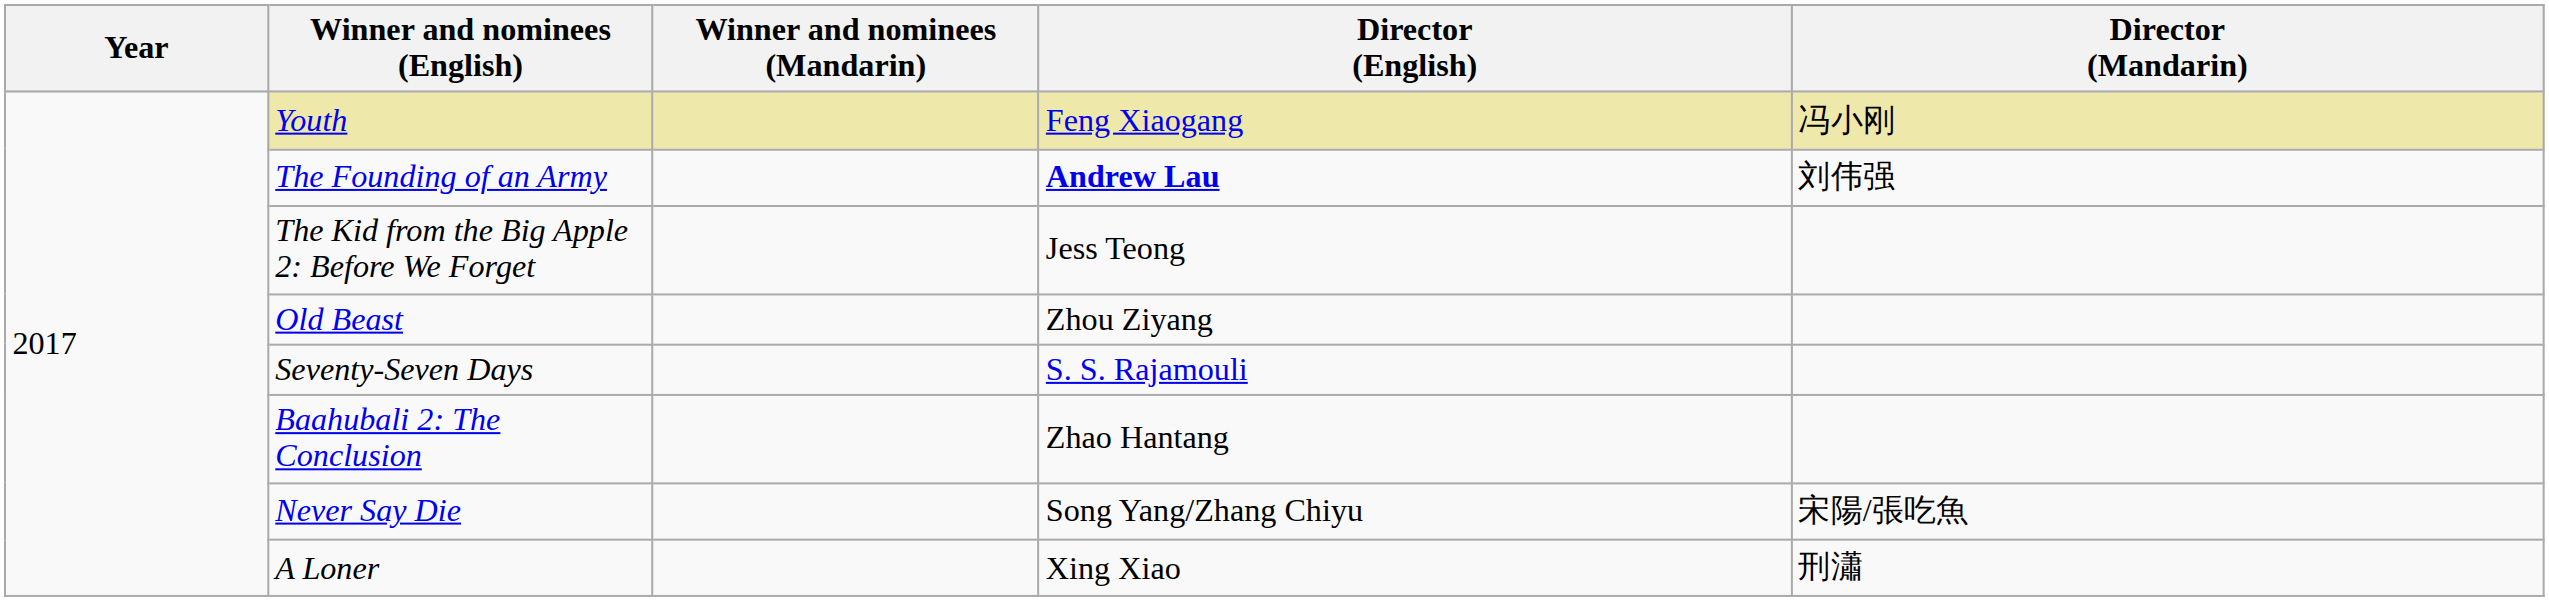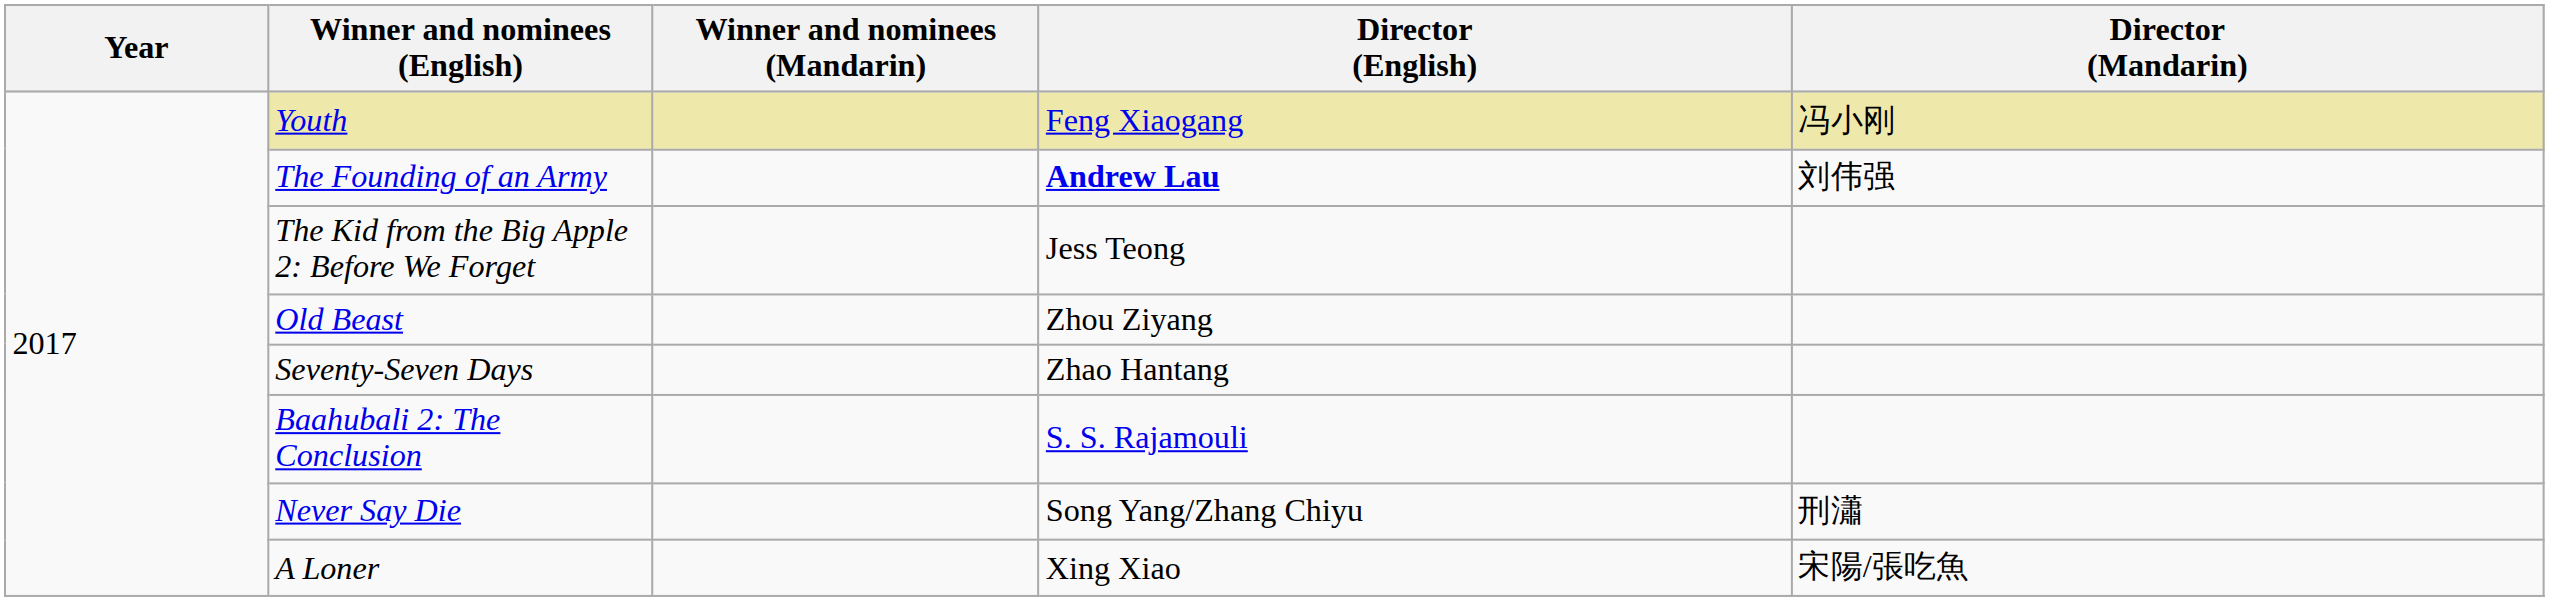(1147, 369) S. S. Rajamouli -> (1137, 369) Zhao Hantang
(1137, 438) Zhao Hantang -> (1147, 438) S. S. Rajamouli
(1883, 509) 宋陽/張吃魚 -> (1831, 509) 刑瀟
(1831, 566) 刑瀟 -> (1883, 566) 宋陽/張吃魚
